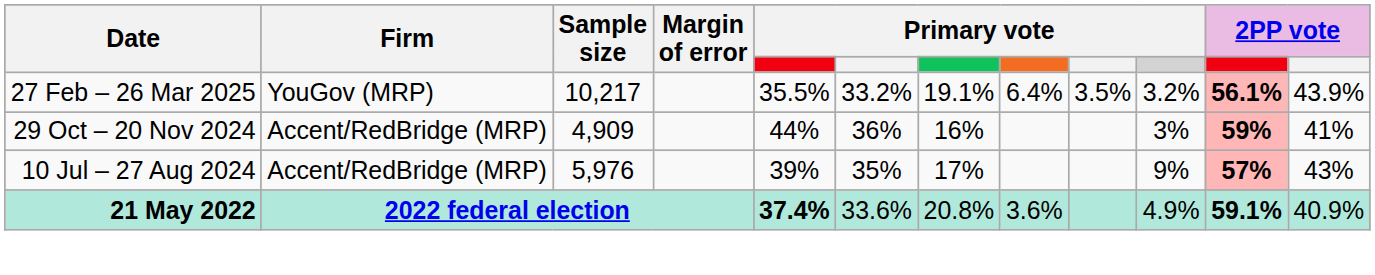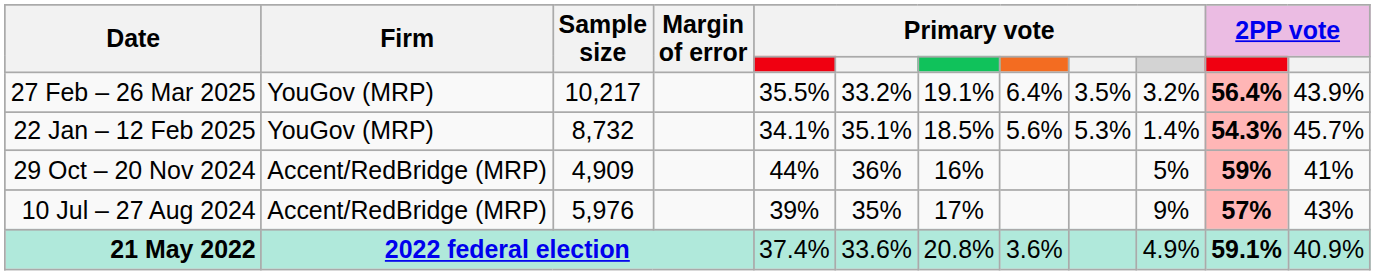(1247, 92) 56.1% -> (1247, 92) 56.4%
+ row: (135, 131)
(1171, 131) 3% -> (1171, 171) 5%
(794, 210) bold -> (794, 249) normal
